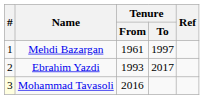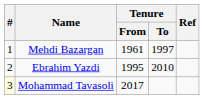(132, 67) 1993 -> (132, 67) 1995
(163, 67) 2017 -> (163, 67) 2010
(132, 85) 2016 -> (132, 85) 2017
